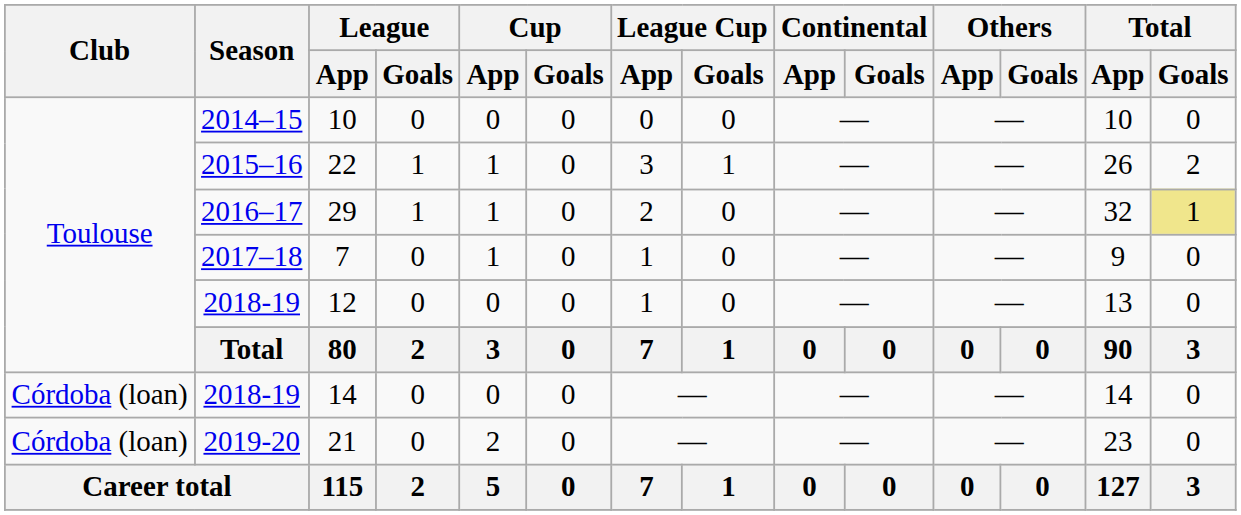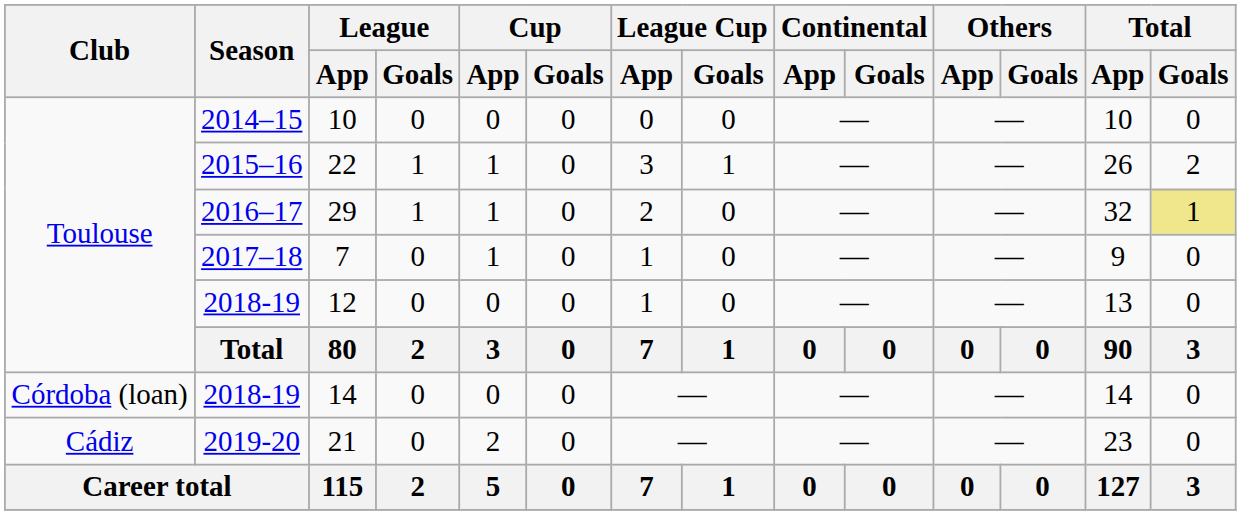(100, 440) Córdoba (loan) -> (100, 440) Cádiz
